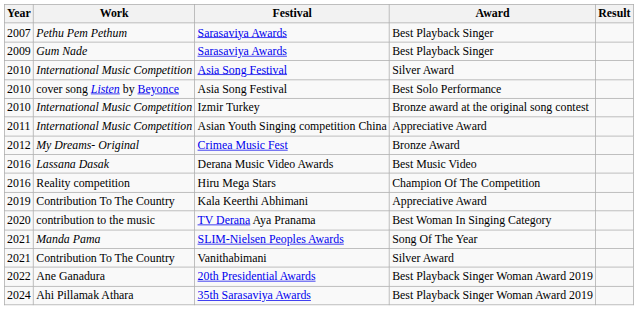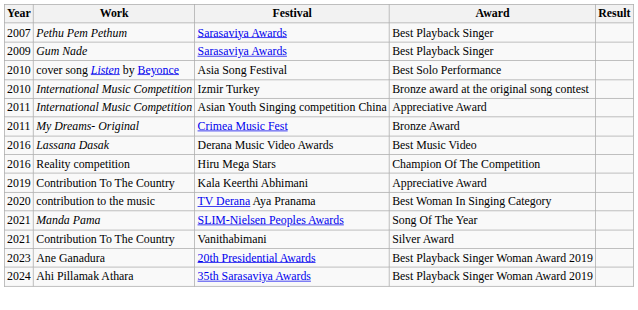- row: (114, 70)
(19, 145) 2012 -> (19, 126) 2011
(19, 276) 2022 -> (19, 257) 2023
